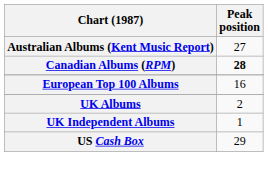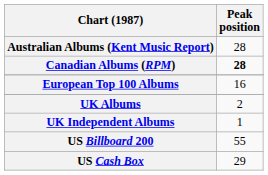(240, 46) 27 -> (240, 46) 28
+ row: (110, 141)
